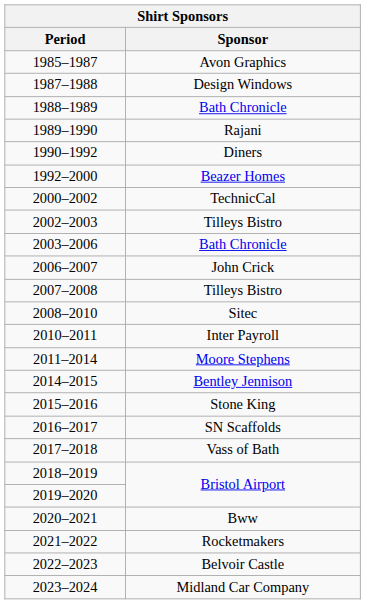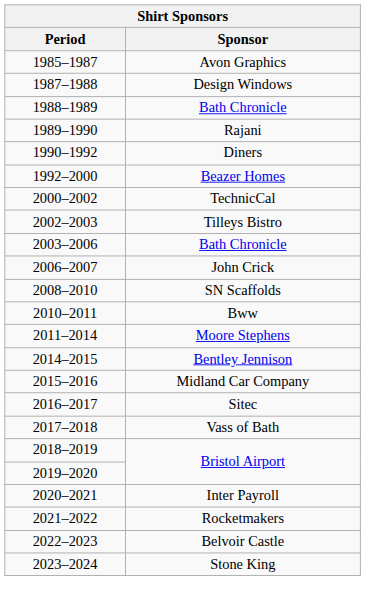- row: (65, 290)
(243, 313) Sitec -> (243, 290) SN Scaffolds
(243, 336) Inter Payroll -> (243, 313) Bww
(243, 404) Stone King -> (243, 381) Midland Car Company
(243, 427) SN Scaffolds -> (243, 404) Sitec
(243, 518) Bww -> (243, 495) Inter Payroll
(243, 587) Midland Car Company -> (243, 564) Stone King
